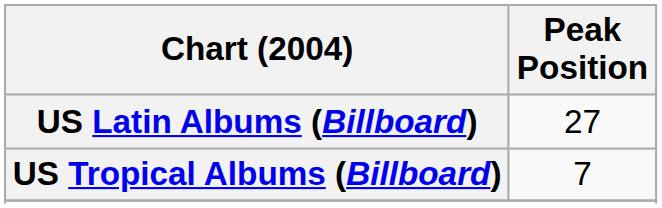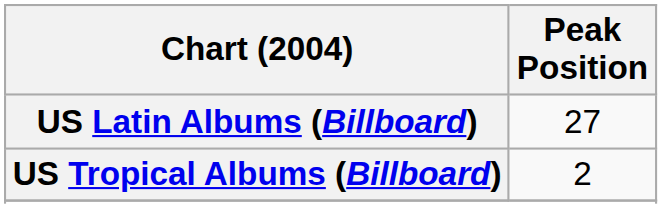(582, 173) 7 -> (582, 173) 2
